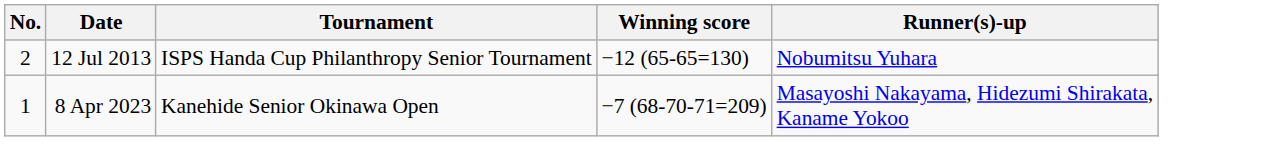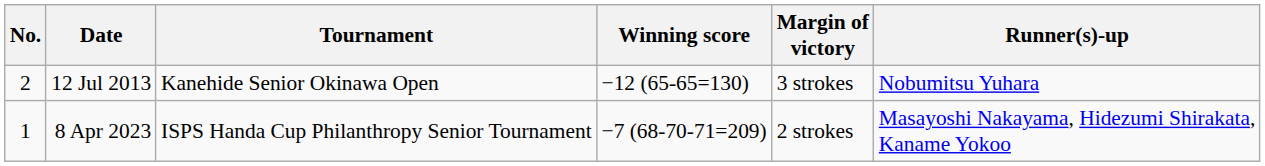+ column: (823, 35)
(376, 57) ISPS Handa Cup Philanthropy Senior Tournament -> (300, 83) Kanehide Senior Okinawa Open
(300, 105) Kanehide Senior Okinawa Open -> (376, 131) ISPS Handa Cup Philanthropy Senior Tournament
